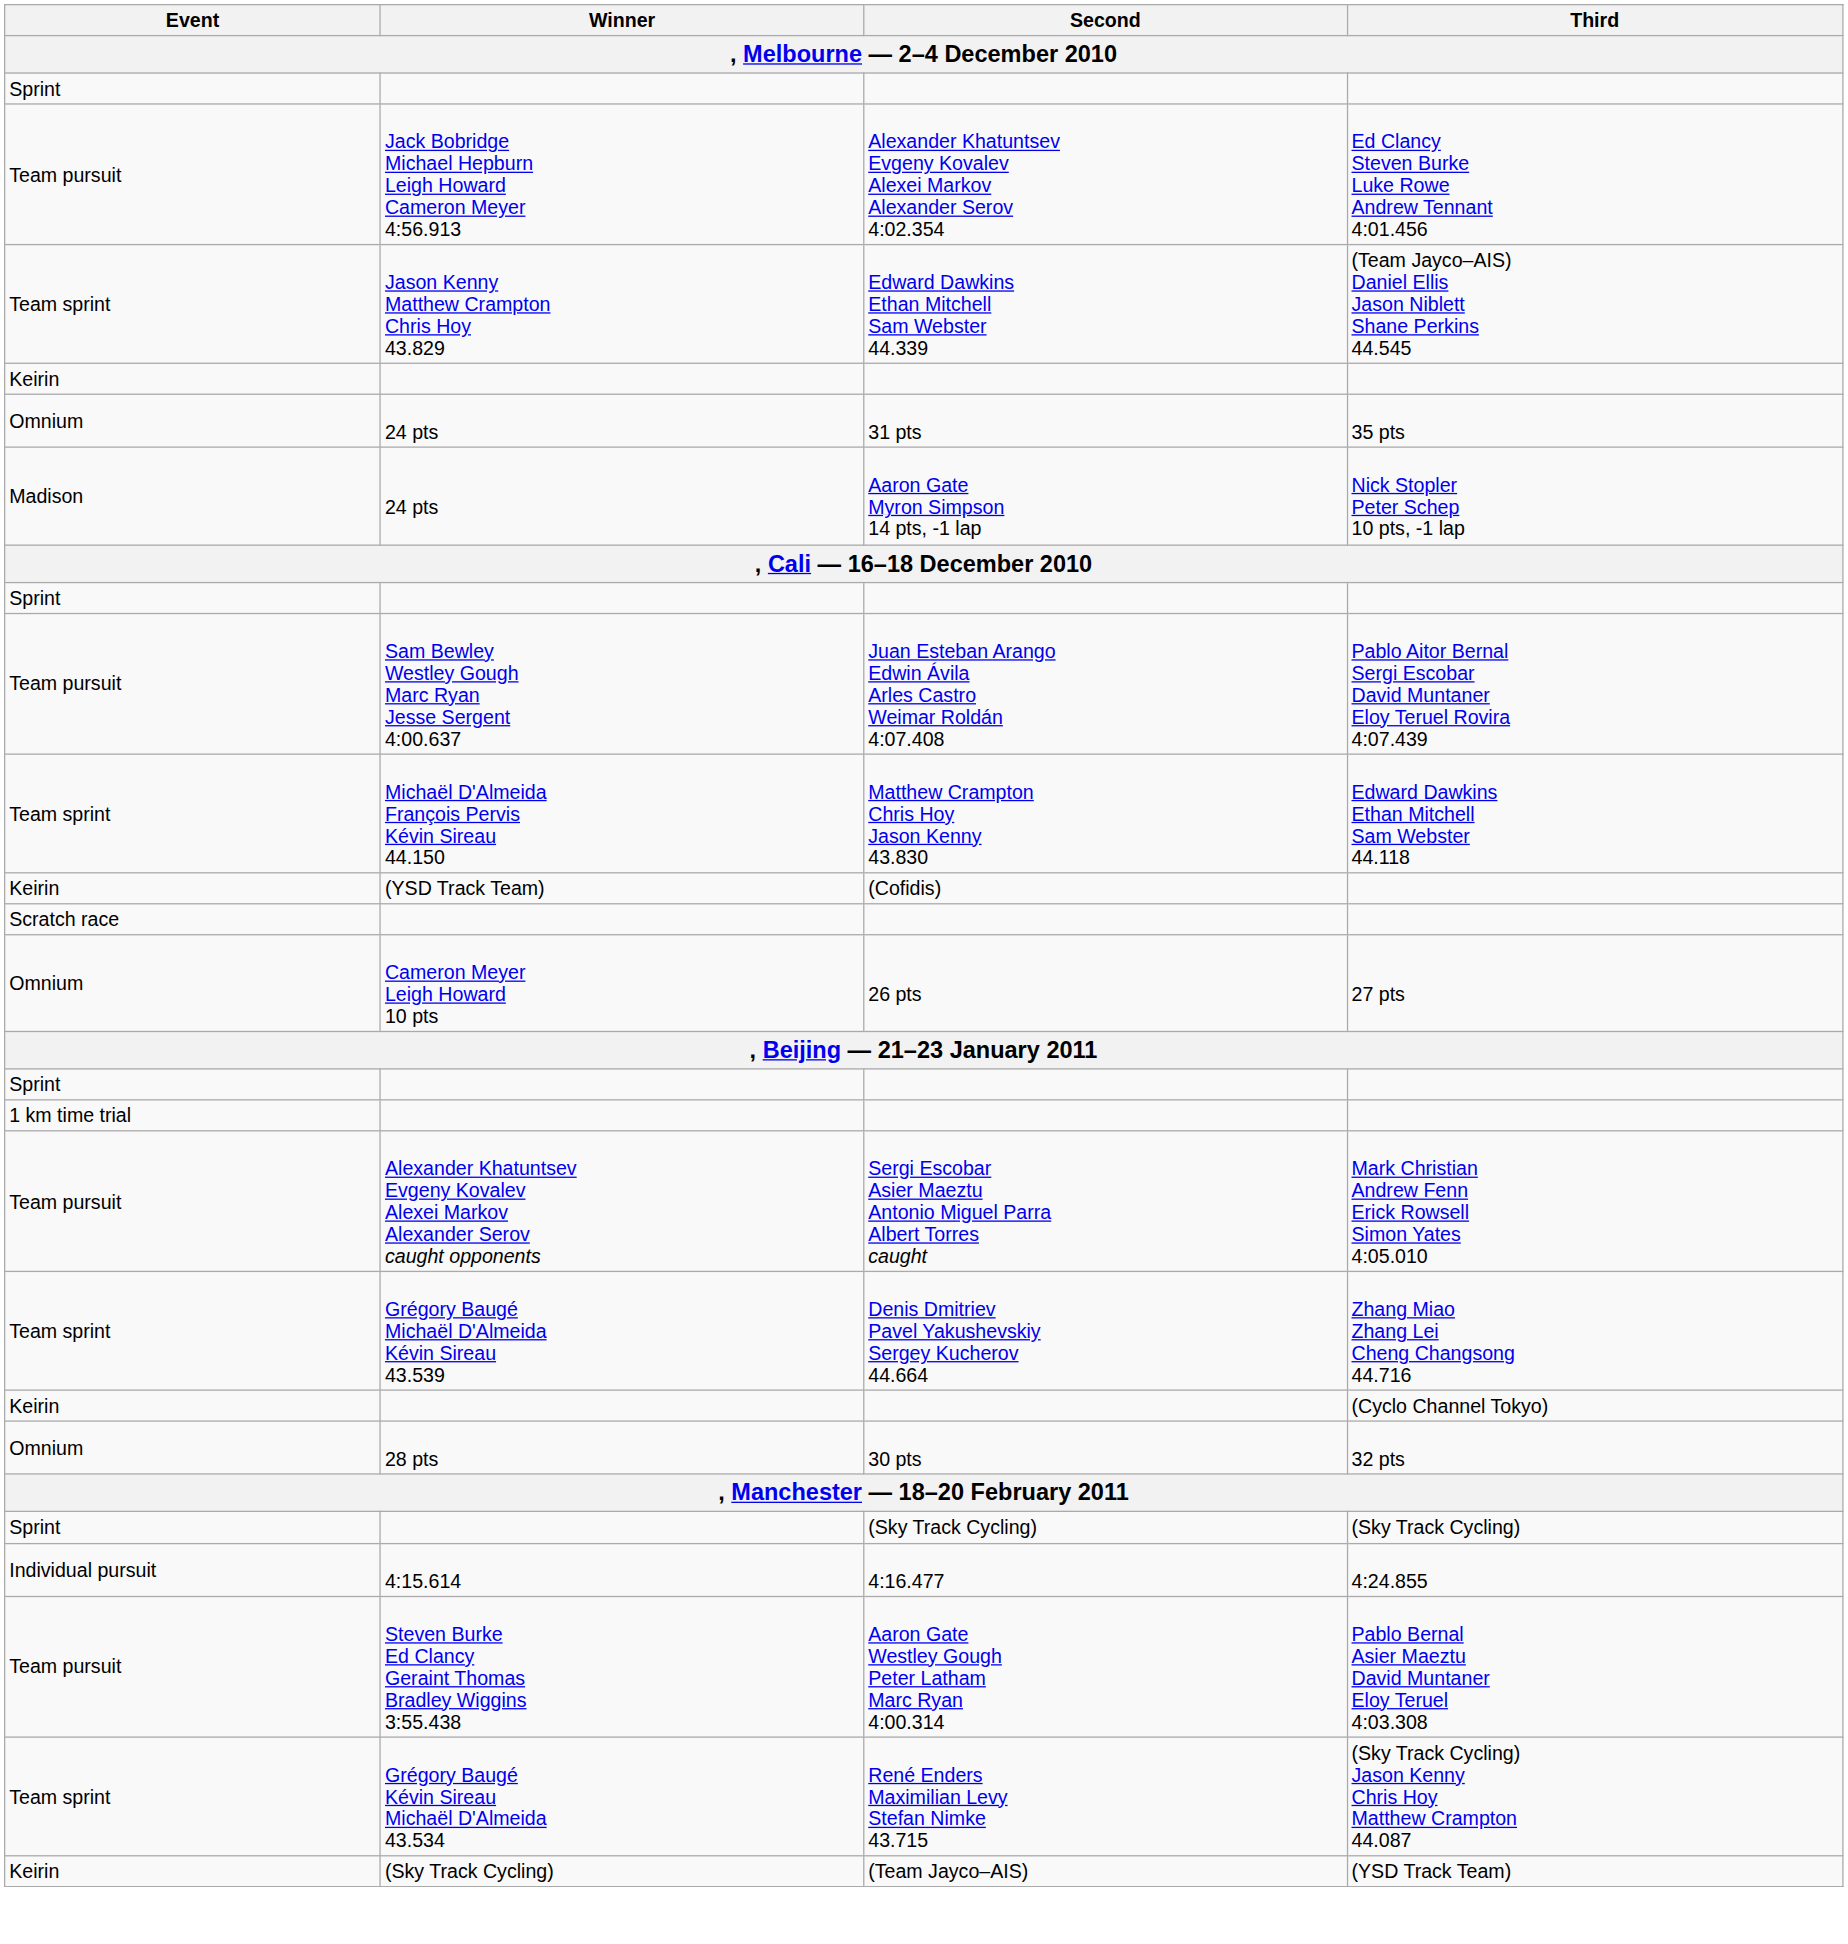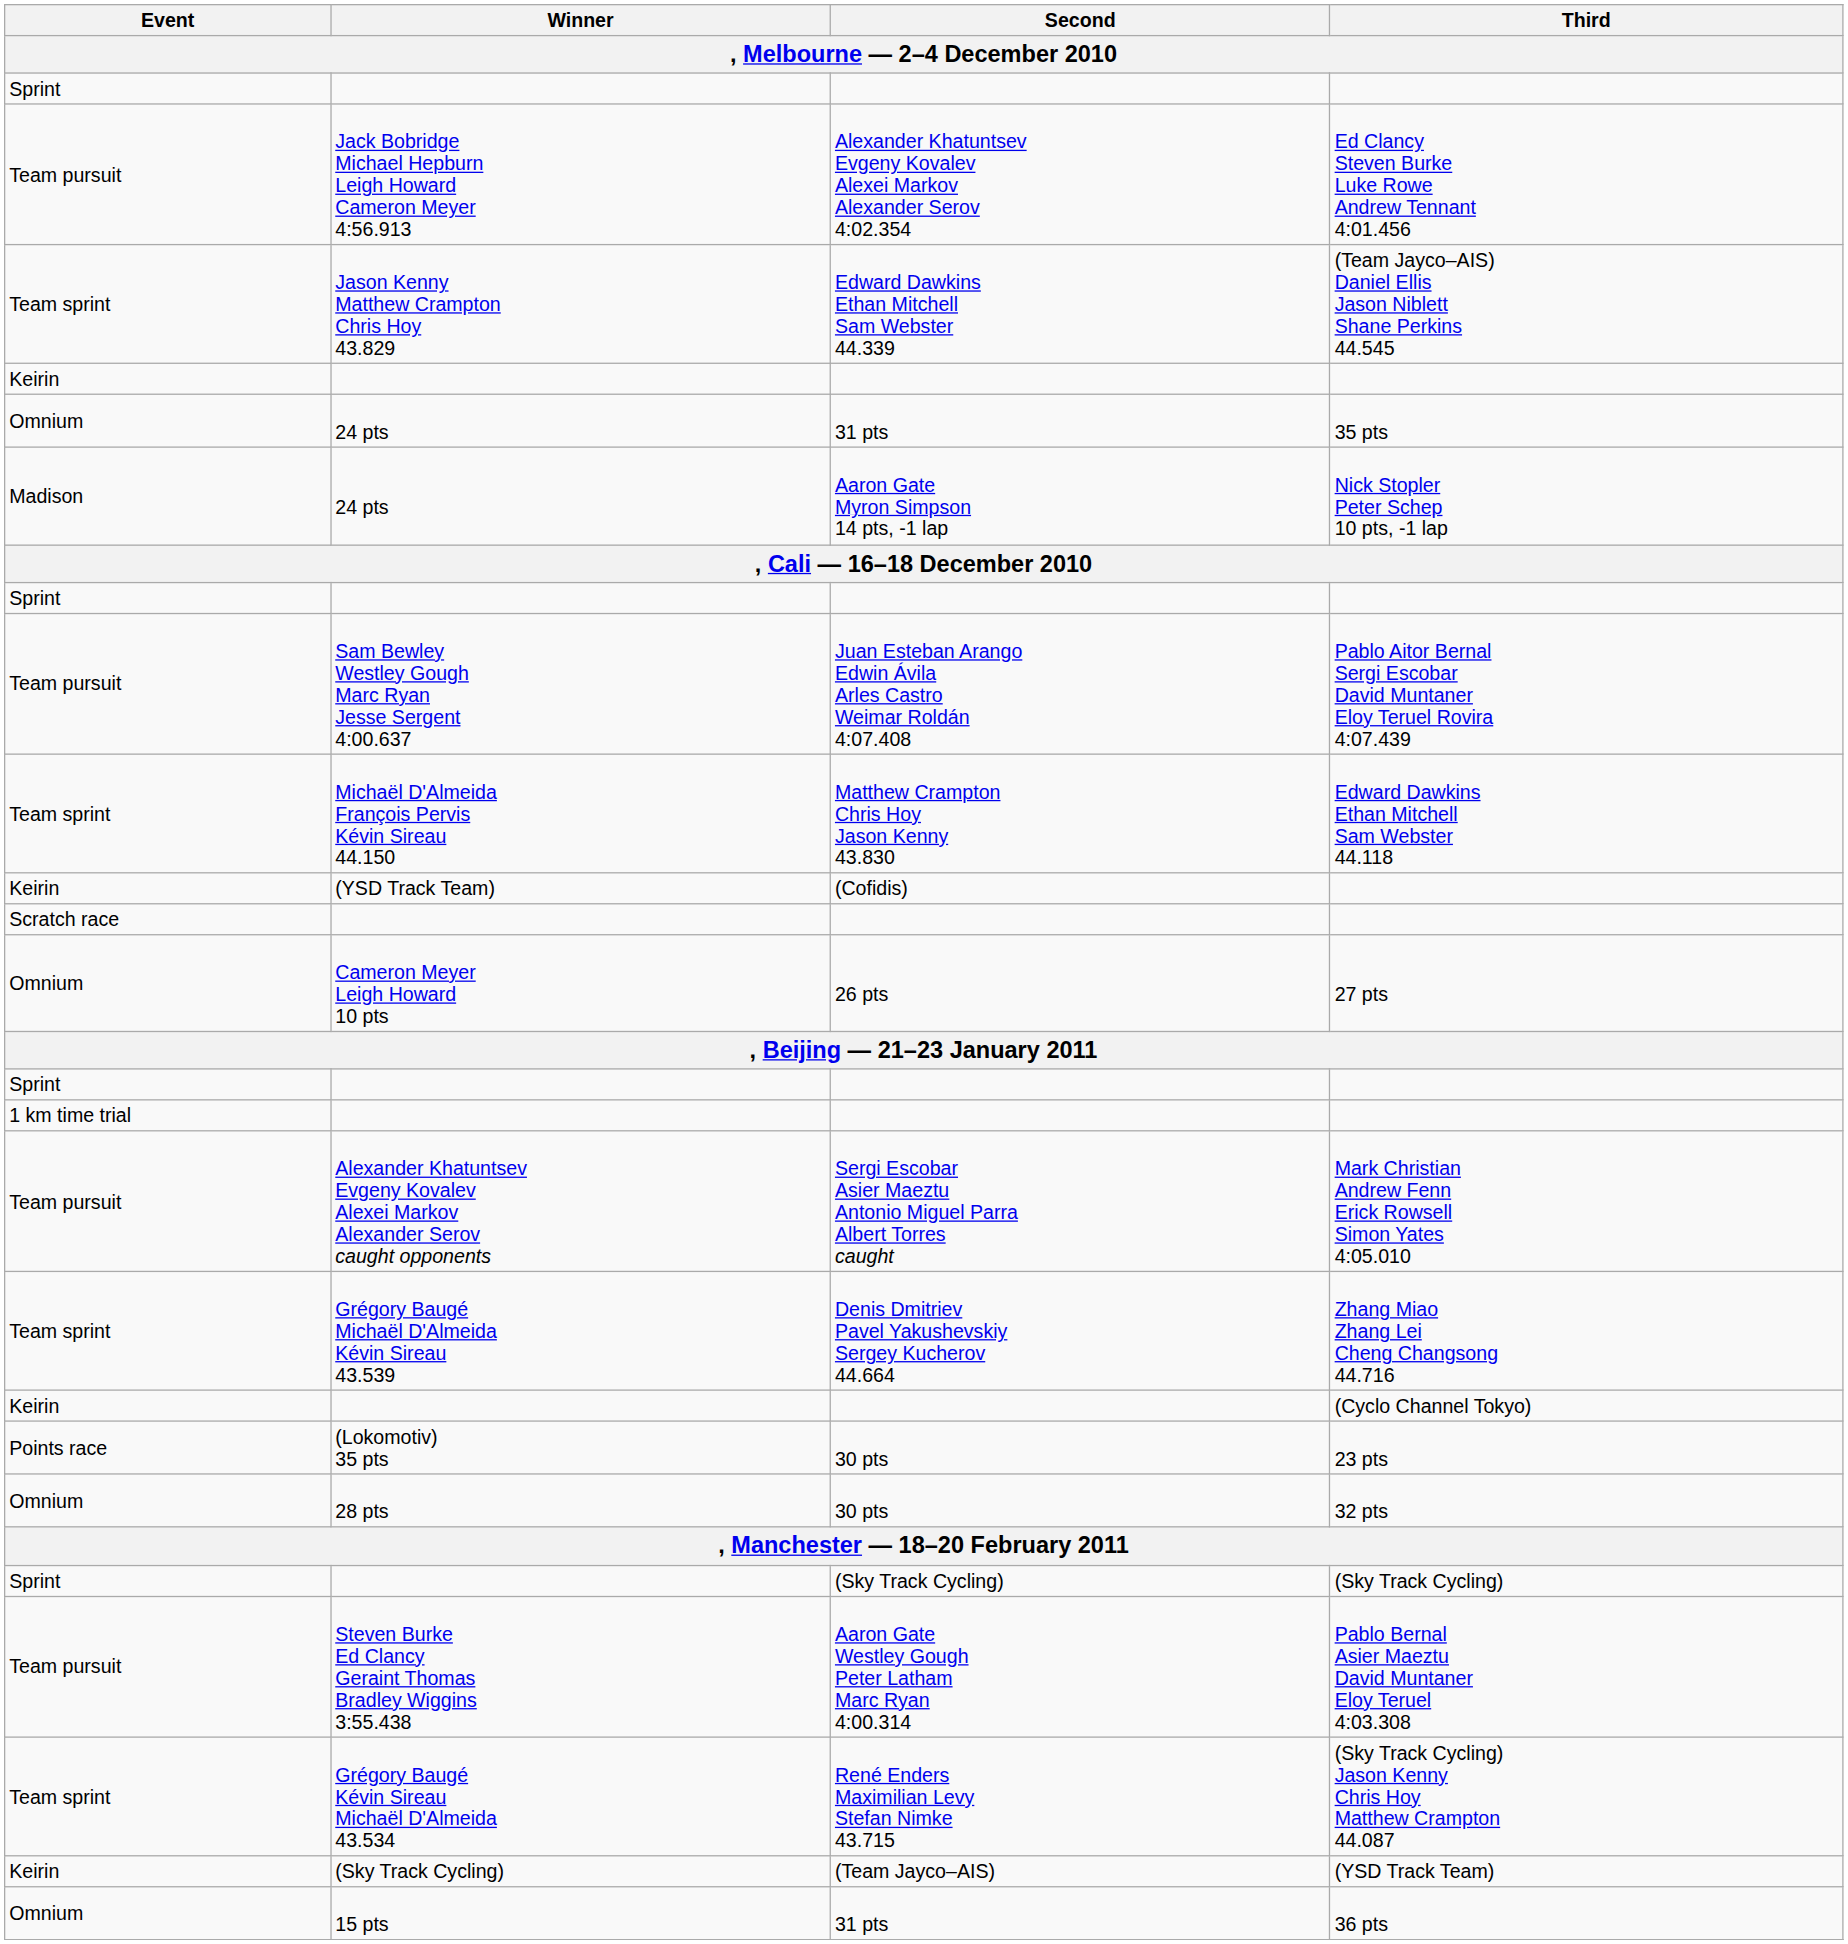+ row: (58, 1448)
- row: (83, 1570)
+ row: (46, 1913)
